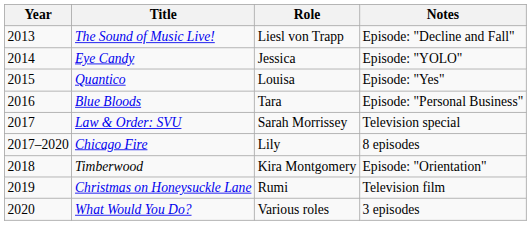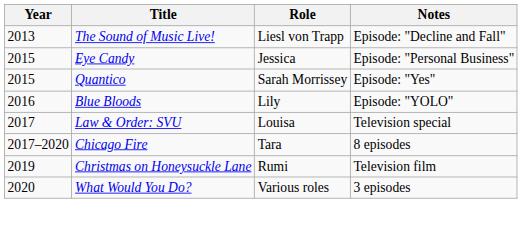(21, 58) 2014 -> (21, 58) 2015
(412, 58) Episode: "YOLO" -> (434, 58) Episode: "Personal Business"
(276, 79) Louisa -> (302, 79) Sarah Morrissey
(270, 101) Tara -> (269, 101) Lily
(443, 101) Episode: "Personal Business" -> (403, 101) Episode: "YOLO"
(302, 123) Sarah Morrissey -> (276, 123) Louisa
(269, 144) Lily -> (270, 144) Tara
- row: (109, 166)
